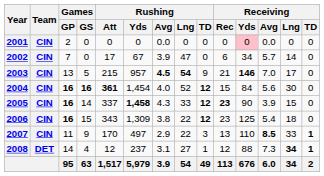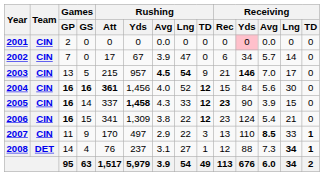(138, 88) 1,454 -> (138, 88) 1,456
(110, 118) 343 -> (110, 118) 341
(247, 118) 125 -> (247, 118) 124
(291, 118) 18 -> (291, 118) 21
(110, 149) 12 -> (110, 149) 76
